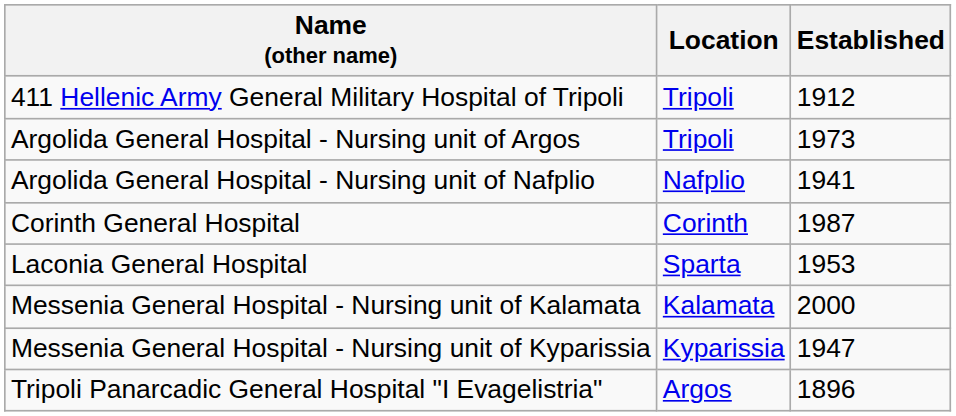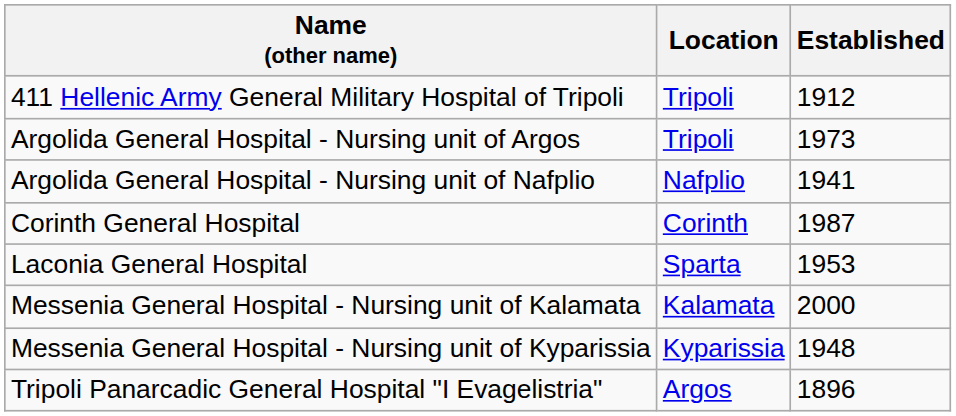(826, 348) 1947 -> (826, 348) 1948
